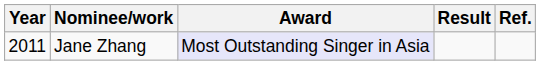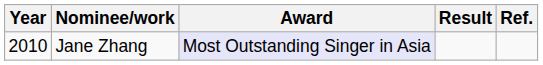(27, 45) 2011 -> (28, 45) 2010
